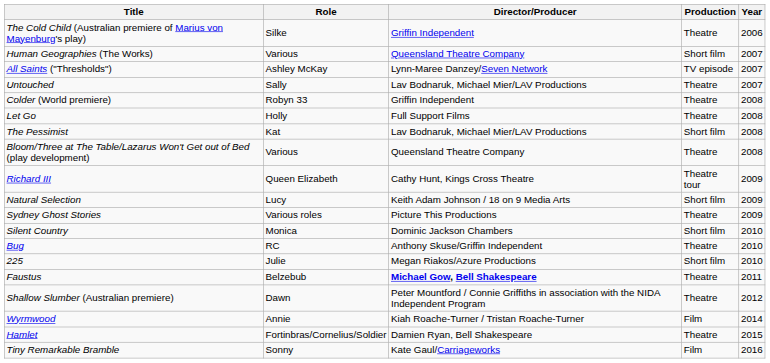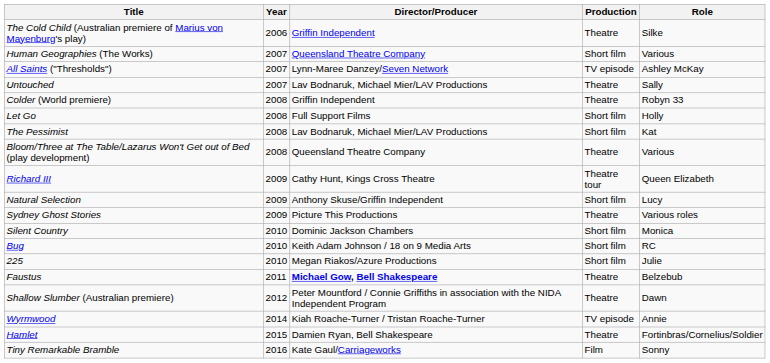columns swapped: (326, 12) <-> (752, 12)
(701, 116) Theatre -> (605, 116) Short film
(481, 199) Keith Adam Johnson / 18 on 9 Media Arts -> (367, 199) Anthony Skuse/Griffin Independent
(467, 246) Anthony Skuse/Griffin Independent -> (381, 246) Keith Adam Johnson / 18 on 9 Media Arts
(701, 246) Theatre -> (605, 246) Short film
(693, 319) Film -> (609, 319) TV episode
